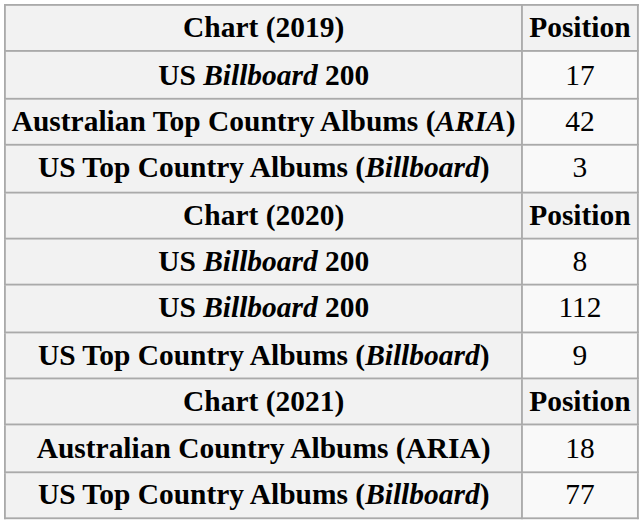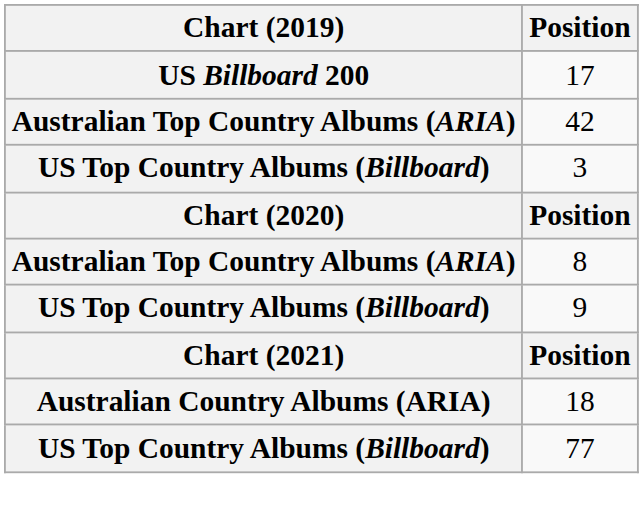(264, 261) US Billboard 200 -> (264, 261) Australian Top Country Albums (ARIA)
- row: (580, 307)
